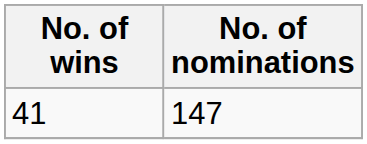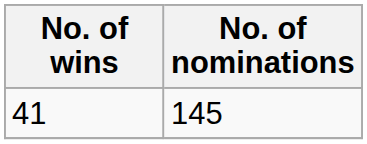(197, 112) 147 -> (197, 112) 145
